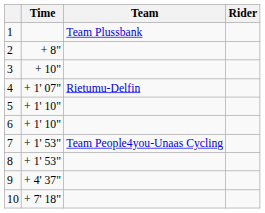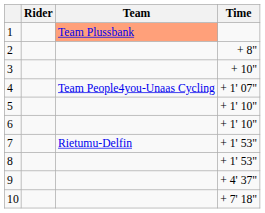columns swapped: (243, 13) <-> (43, 13)
(104, 32) no background -> (96, 32) lightsalmon background
(103, 87) Rietumu-Delfin -> (136, 87) Team People4you-Unaas Cycling
(145, 143) Team People4you-Unaas Cycling -> (95, 143) Rietumu-Delfin
